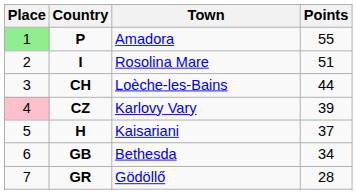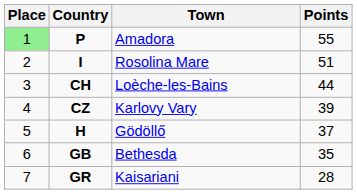(27, 108) pink background -> (27, 108) no background
(147, 131) Kaisariani -> (140, 131) Gödöllő
(326, 154) 34 -> (326, 154) 35
(140, 177) Gödöllő -> (147, 177) Kaisariani
